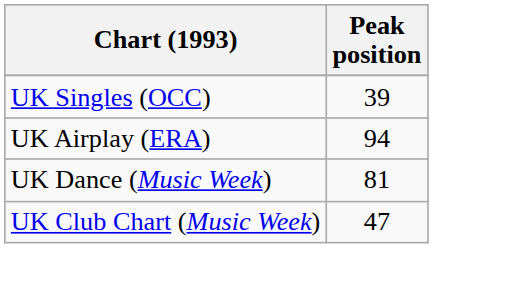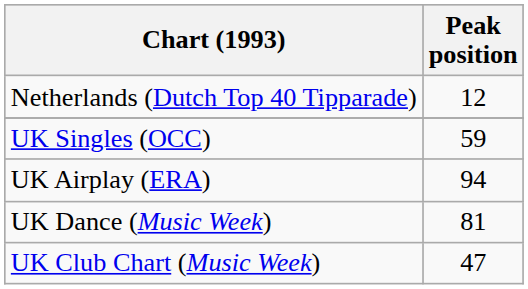+ row: (214, 96)
(377, 96) 39 -> (473, 138) 59
